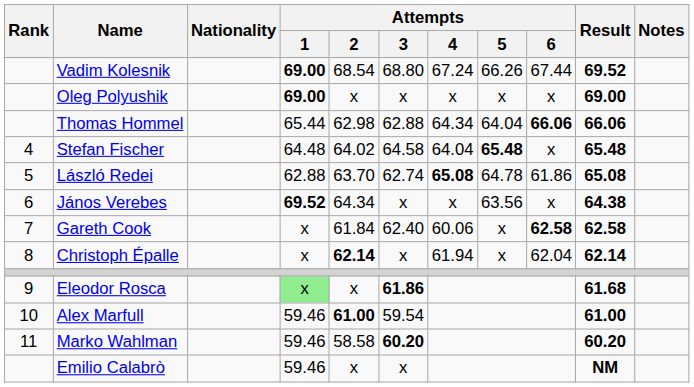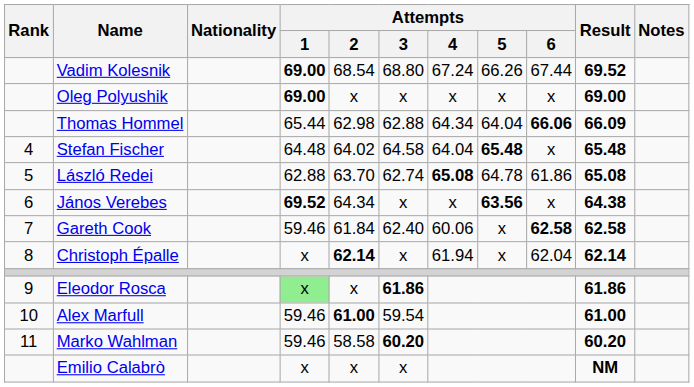(605, 123) 66.06 -> (605, 123) 66.09
(502, 202) normal -> (502, 202) bold
(305, 228) x -> (305, 228) 59.46
(605, 289) 61.68 -> (605, 289) 61.86
(305, 368) 59.46 -> (305, 368) x
